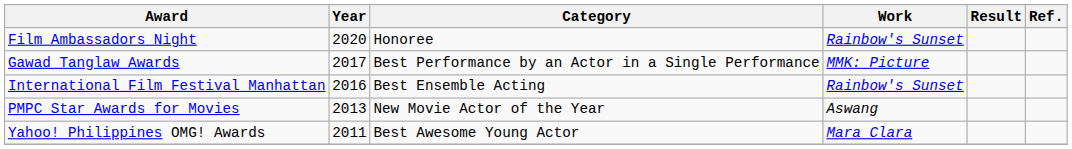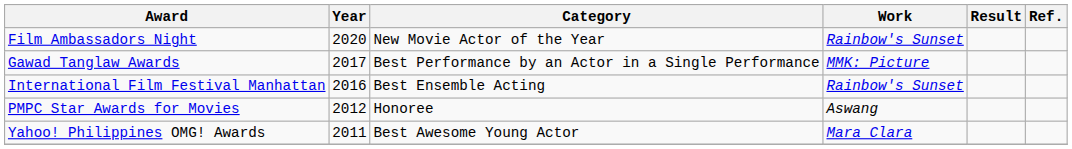(403, 40) Honoree -> (489, 40) New Movie Actor of the Year
(349, 109) 2013 -> (349, 109) 2012
(489, 109) New Movie Actor of the Year -> (403, 109) Honoree
